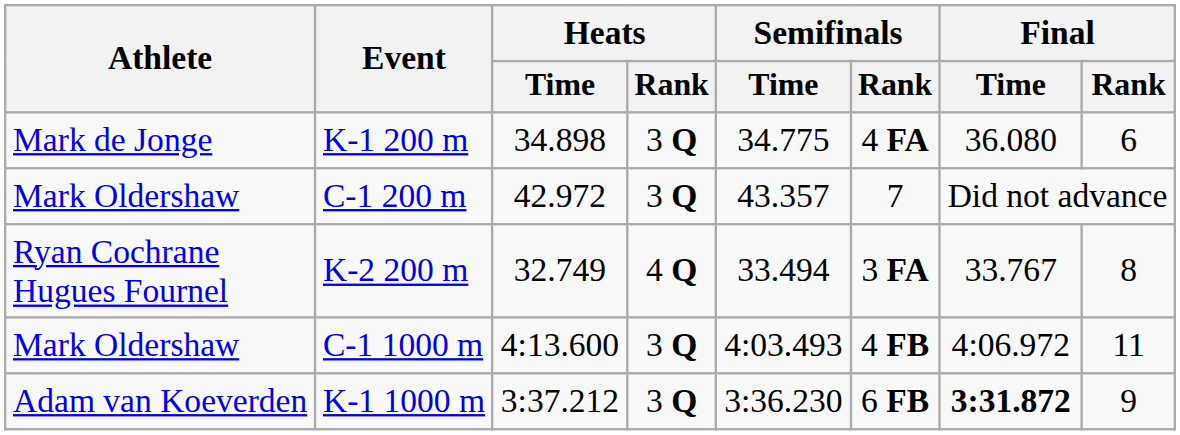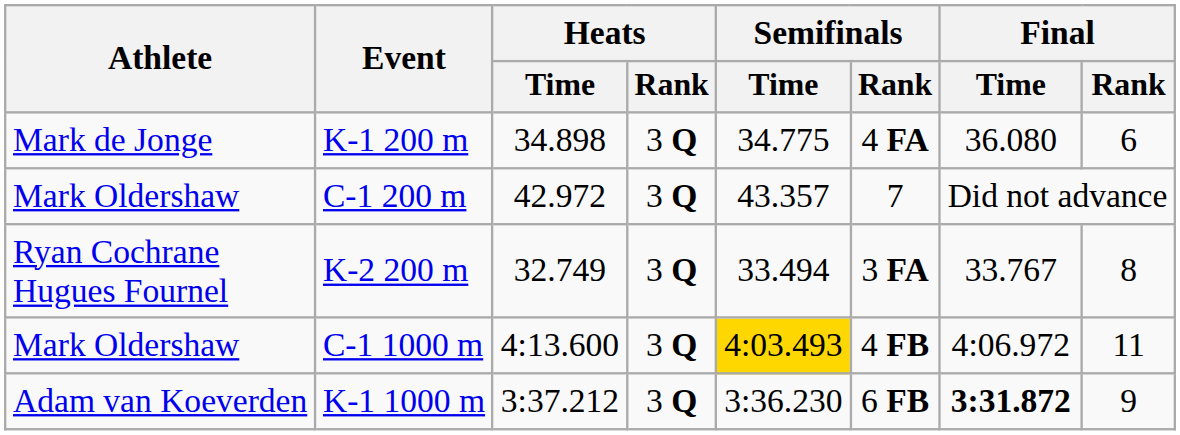(672, 270) 4 Q -> (672, 270) 3 Q
(783, 345) no background -> (783, 345) gold background
